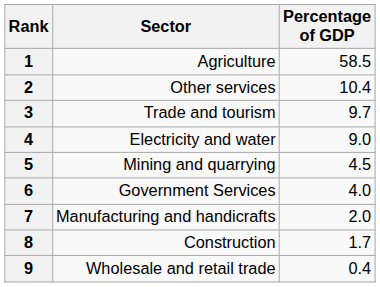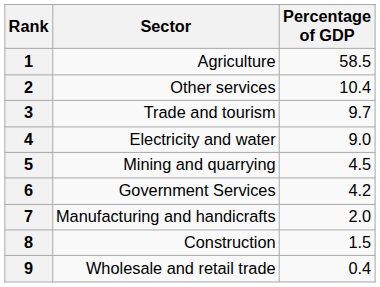(360, 191) 4.0 -> (360, 191) 4.2
(360, 242) 1.7 -> (360, 242) 1.5
